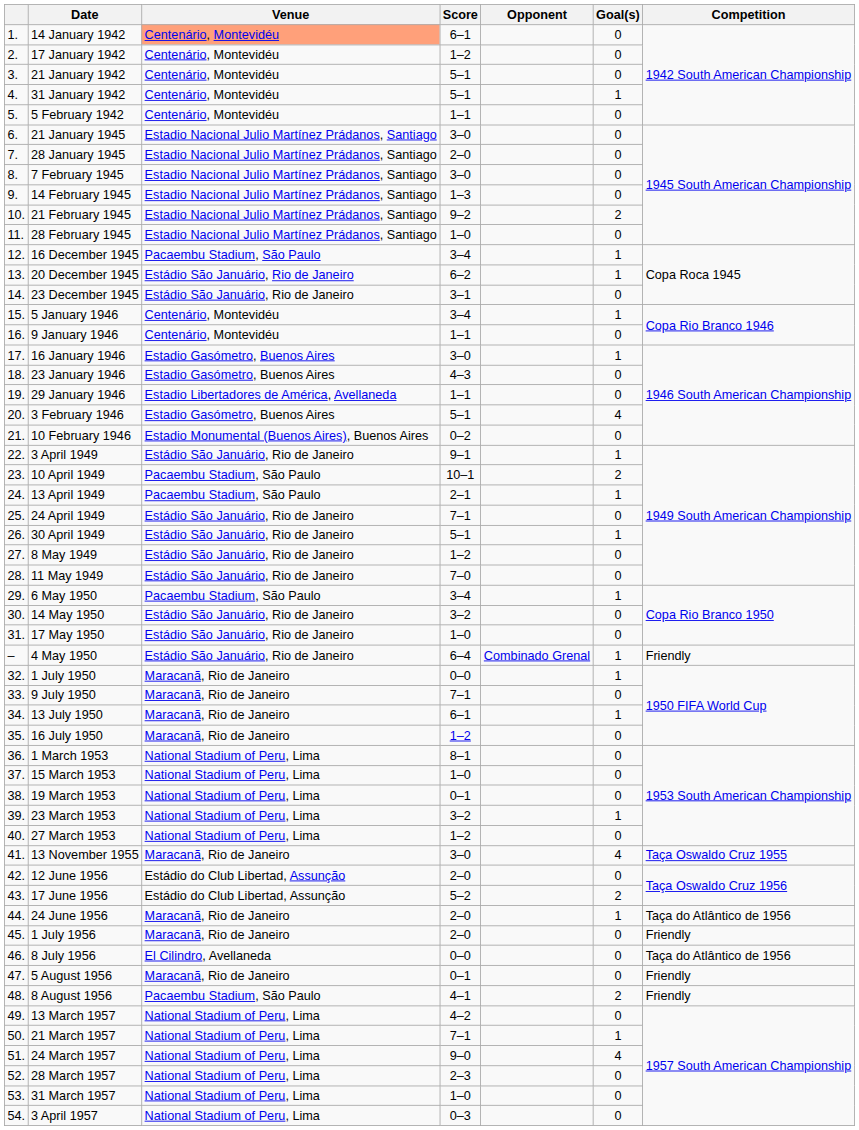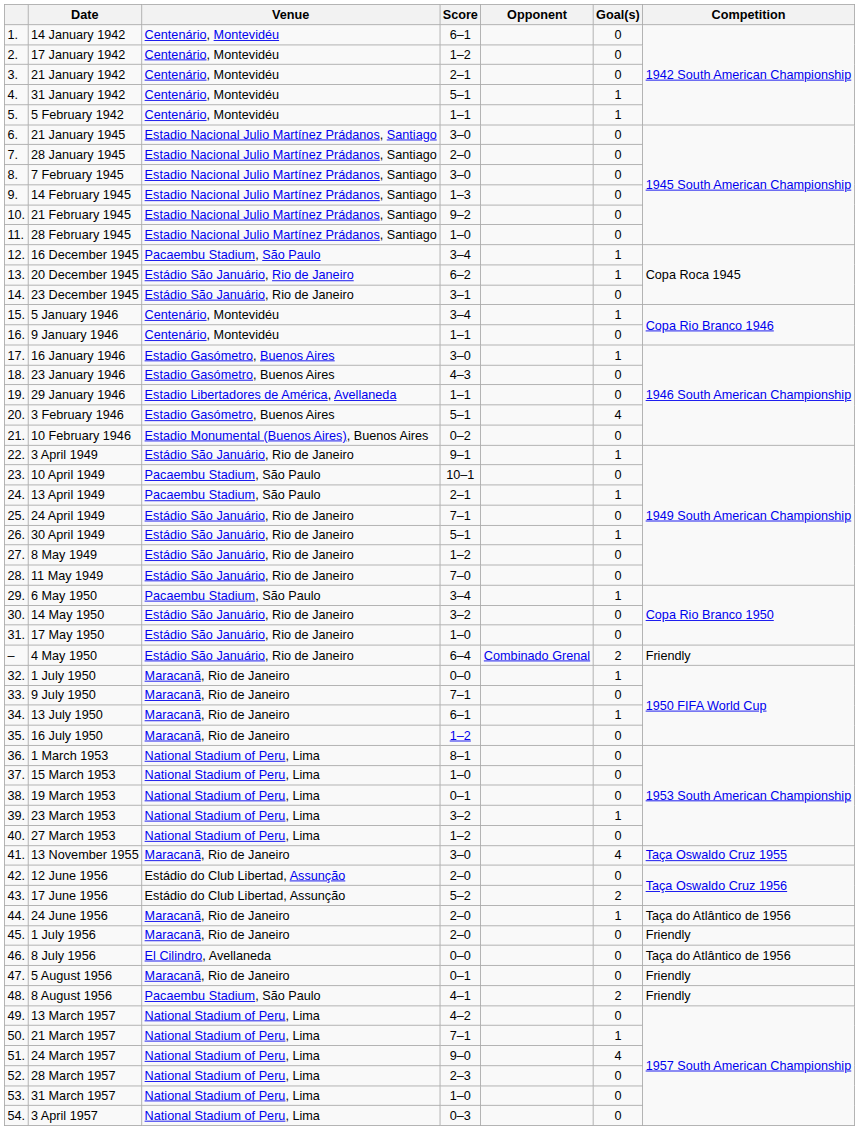(212, 35) lightsalmon background -> (212, 35) no background
(460, 75) 5–1 -> (460, 75) 2–1
(618, 115) 0 -> (618, 115) 1
(618, 215) 2 -> (618, 215) 0
(618, 475) 2 -> (618, 475) 0
(618, 655) 1 -> (618, 655) 2
